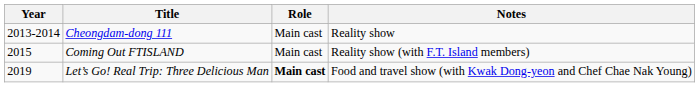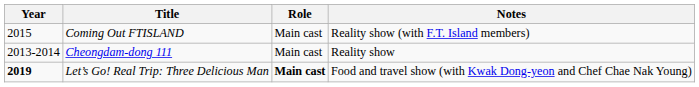rows swapped: (119, 33) <-> (125, 52)
(19, 71) normal -> (19, 71) bold
